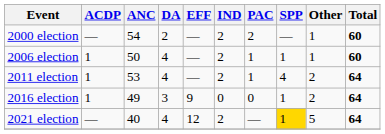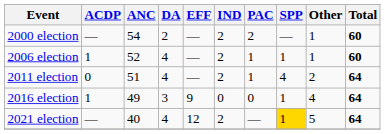(134, 56) 50 -> (134, 56) 52
(88, 77) 1 -> (88, 77) 0
(134, 77) 53 -> (134, 77) 51
(312, 98) 2 -> (312, 98) 4
